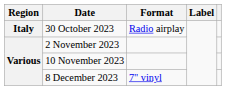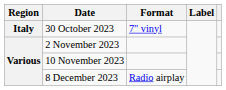(157, 28) Radio airplay -> (145, 28) 7" vinyl
(145, 77) 7" vinyl -> (157, 77) Radio airplay
